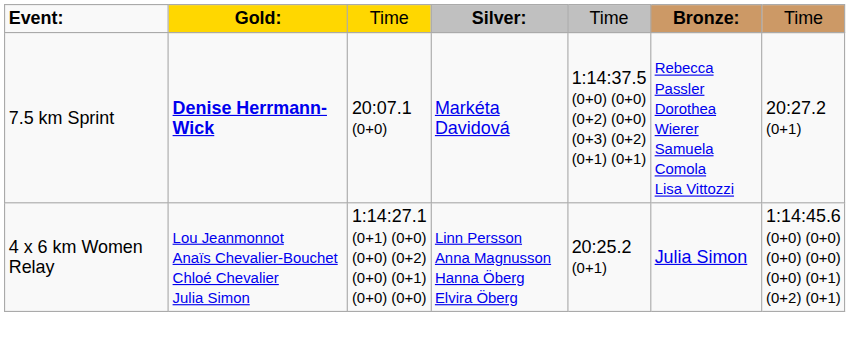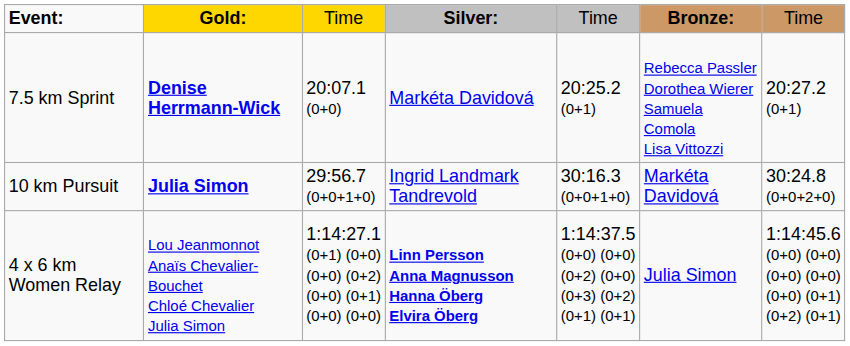(609, 117) 1:14:37.5 (0+0) (0+0) (0+2) (0+0) (0+3) (0+2) (0+1) (0+1) -> (591, 97) 20:25.2 (0+1)
+ row: (63, 186)
(493, 268) normal -> (451, 285) bold
(602, 256) 20:25.2 (0+1) -> (598, 275) 1:14:37.5 (0+0) (0+0) (0+2) (0+0) (0+3) (0+2) (0+1) (0+1)
